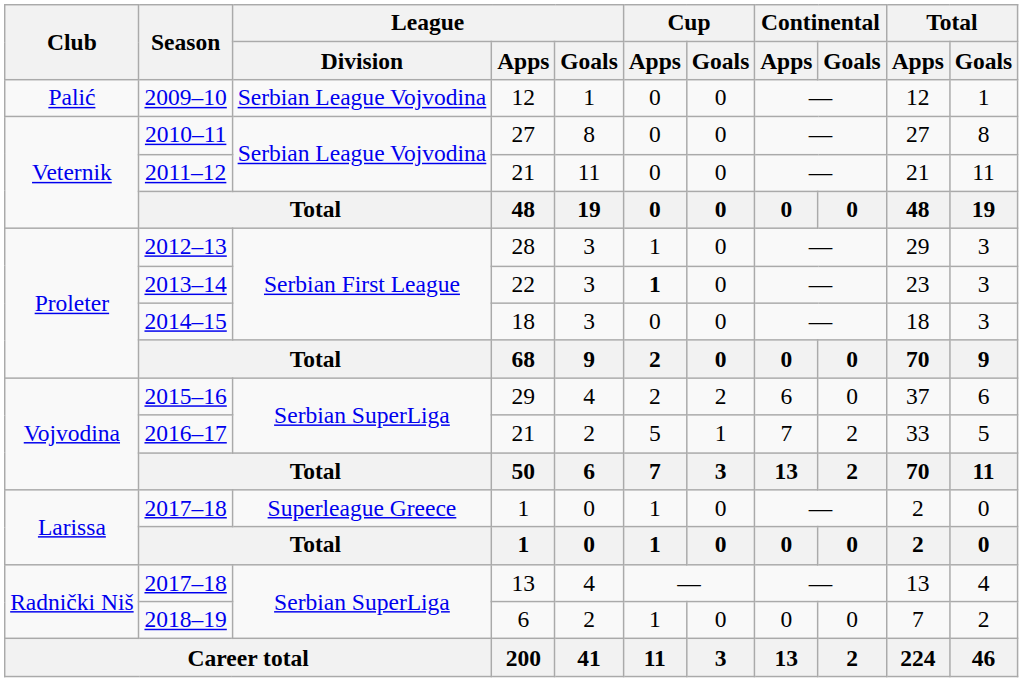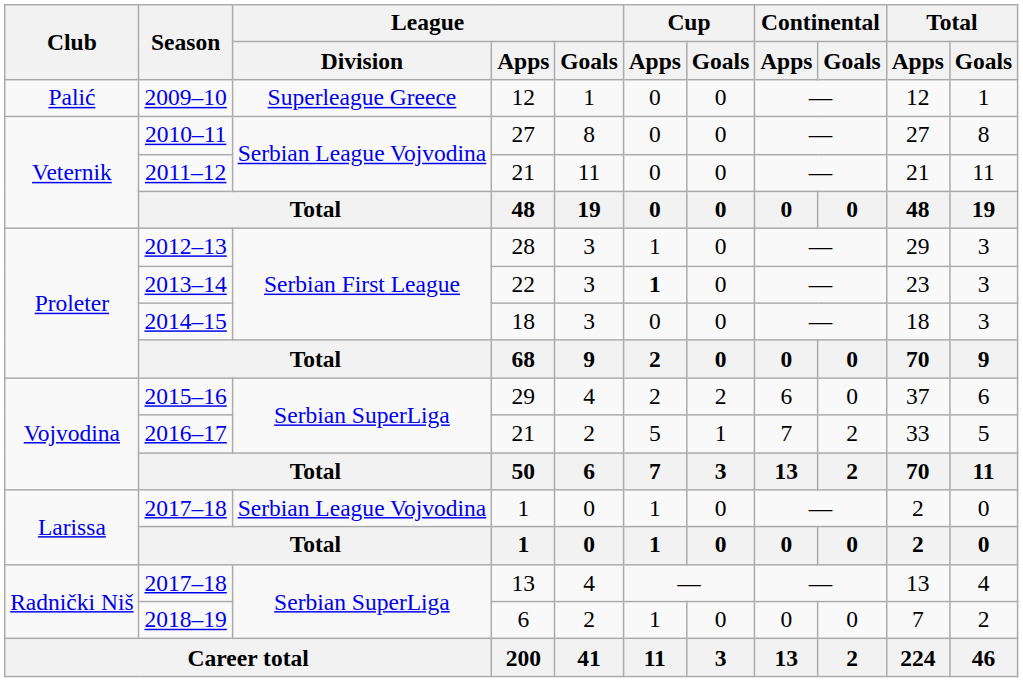(362, 97) Serbian League Vojvodina -> (362, 97) Superleague Greece
(362, 508) Superleague Greece -> (362, 508) Serbian League Vojvodina
